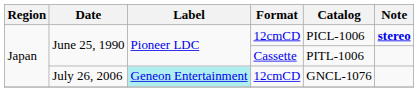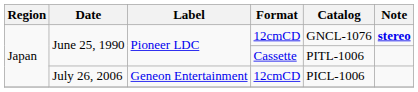(335, 35) PICL-1006 -> (339, 35) GNCL-1076
(189, 76) paleturquoise background -> (189, 76) no background
(339, 76) GNCL-1076 -> (335, 76) PICL-1006
